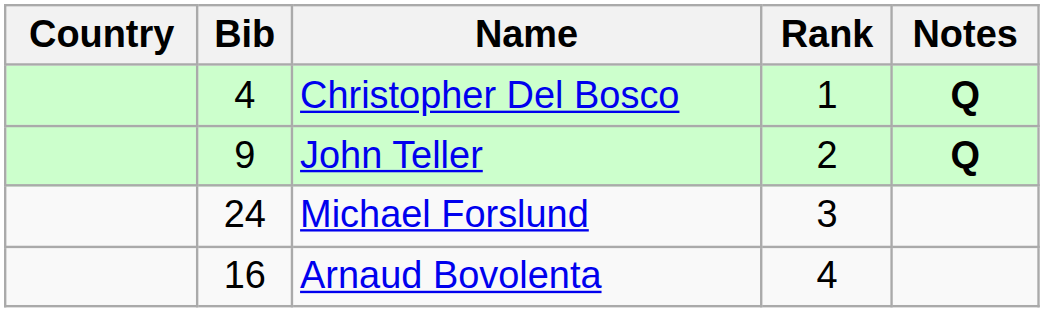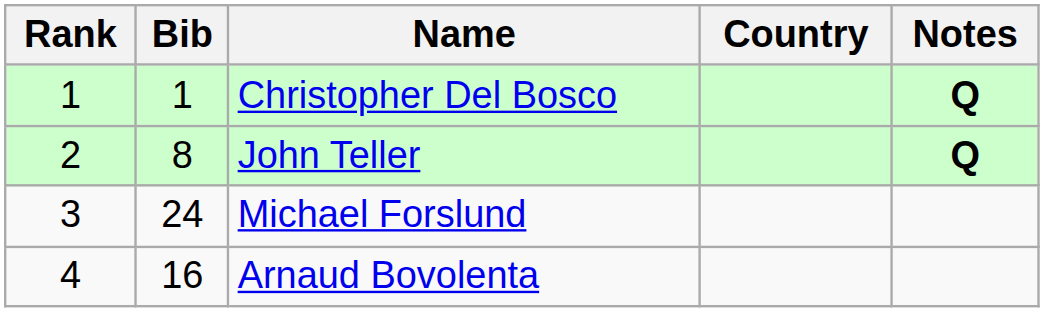columns swapped: (827, 34) <-> (102, 34)
(245, 94) 4 -> (182, 94) 1
(245, 154) 9 -> (182, 154) 8
